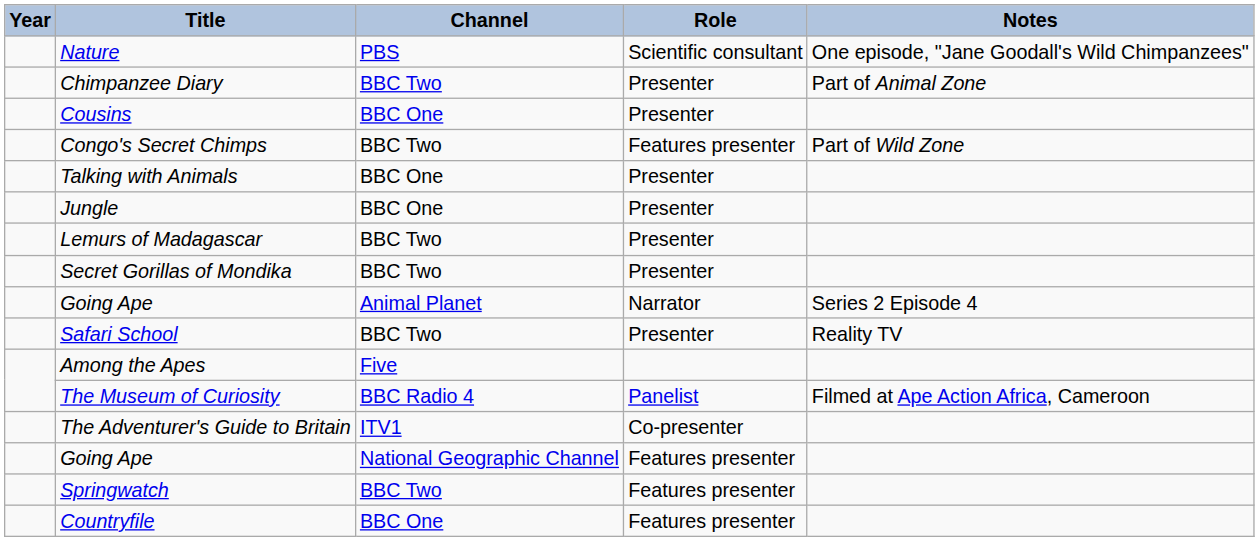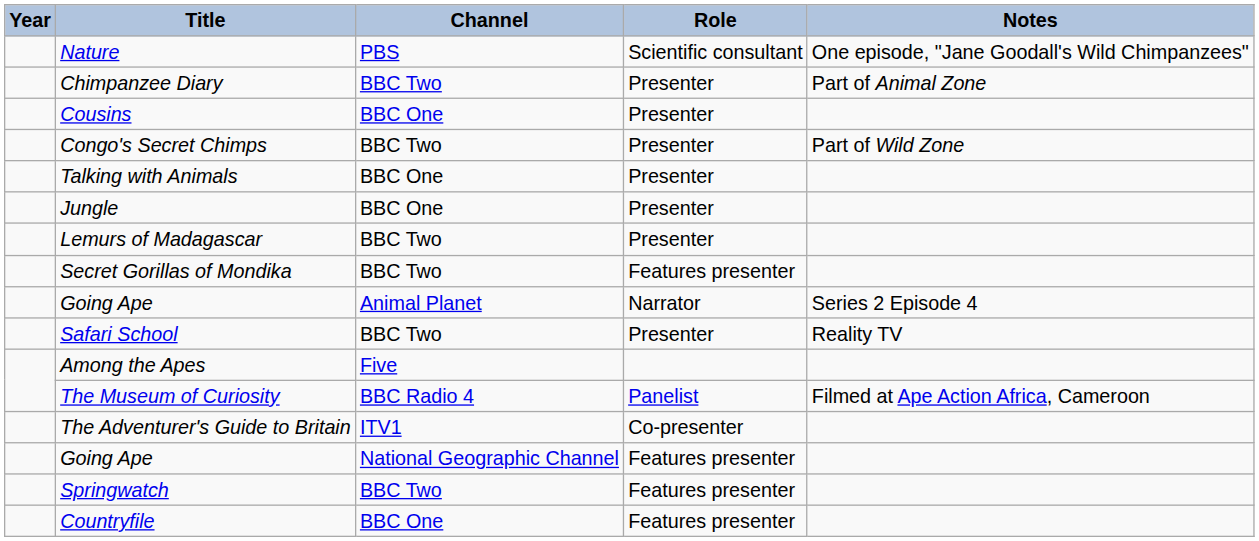(712, 146) Features presenter -> (671, 146) Presenter
(671, 271) Presenter -> (712, 271) Features presenter
